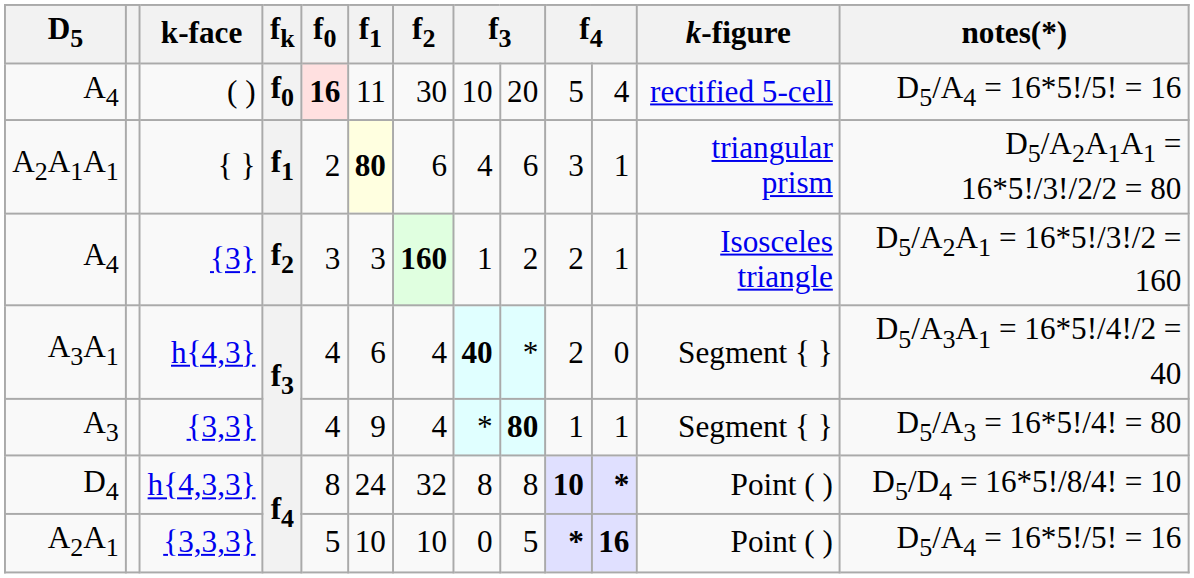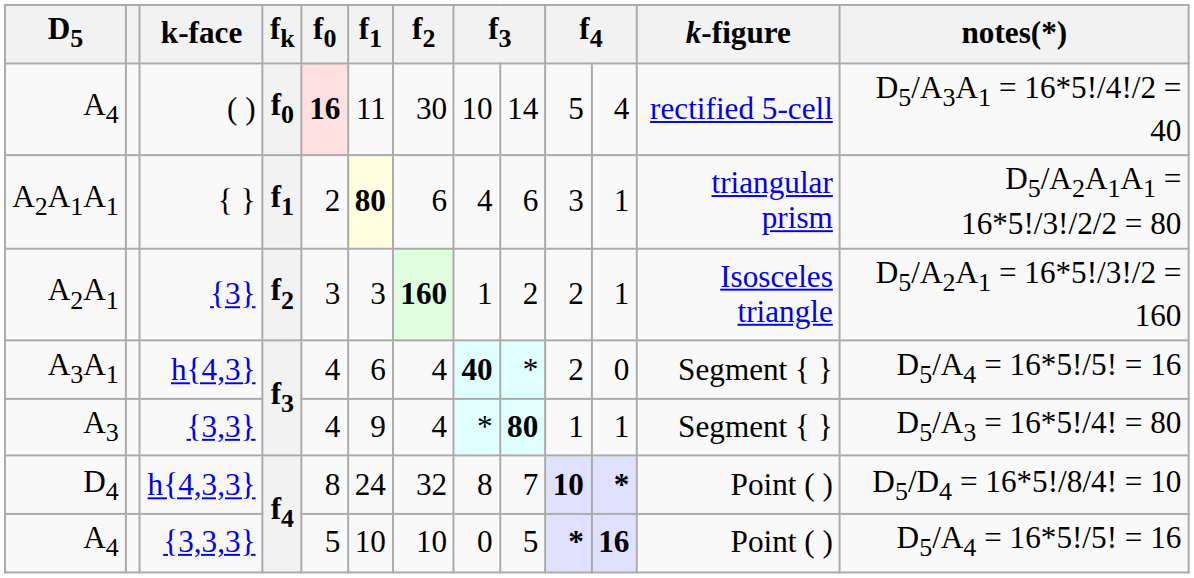(523, 90) 20 -> (523, 108) 14
(1039, 90) D5/A4 = 16*5!/5! = 16 -> (1029, 108) D5/A3A1 = 16*5!/4!/2 = 40
(101, 258) A4 -> (83, 294) A2A1
(1029, 351) D5/A3A1 = 16*5!/4!/2 = 40 -> (1039, 369) D5/A4 = 16*5!/5! = 16
(530, 484) 8 -> (530, 484) 7
(83, 542) A2A1 -> (101, 542) A4
